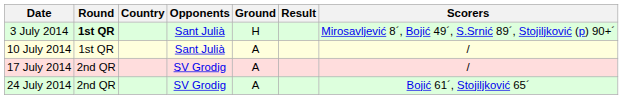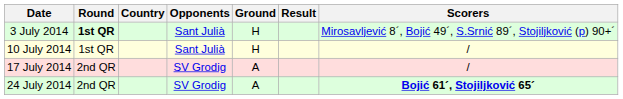(255, 49) A -> (255, 49) H
(468, 85) normal -> (468, 85) bold
